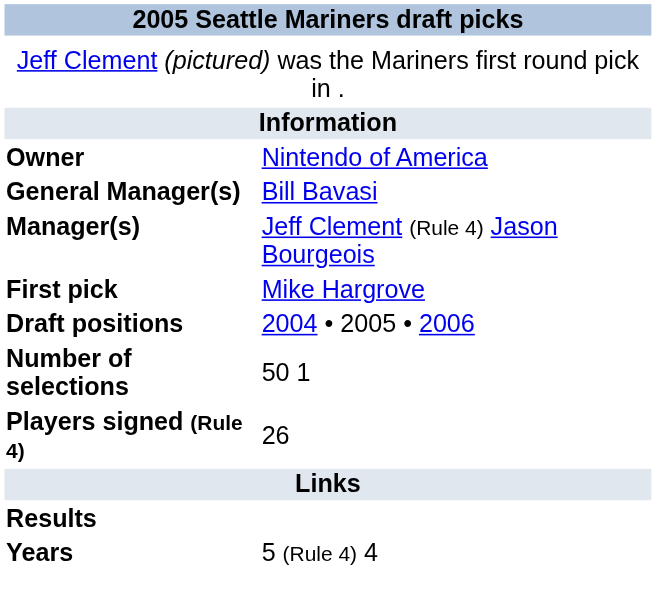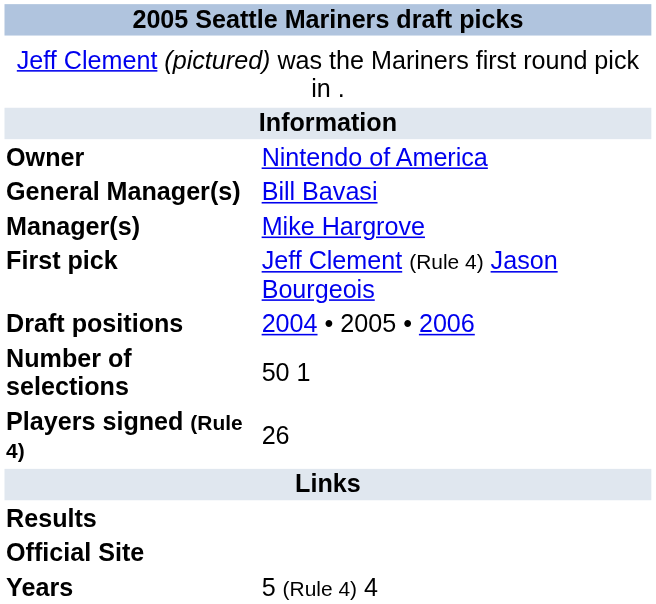(410, 240) Jeff Clement (Rule 4) Jason Bourgeois -> (343, 226) Mike Hargrove
(343, 289) Mike Hargrove -> (410, 275) Jeff Clement (Rule 4) Jason Bourgeois
+ row: (75, 553)
